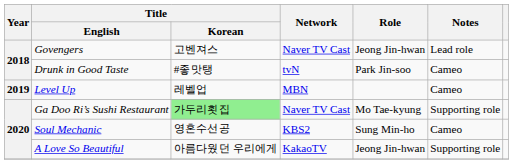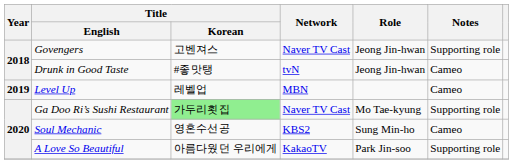(452, 49) Lead role -> (465, 49) Supporting role
(383, 69) Park Jin-soo -> (390, 69) Jeong Jin-hwan
(390, 149) Jeong Jin-hwan -> (383, 149) Park Jin-soo
